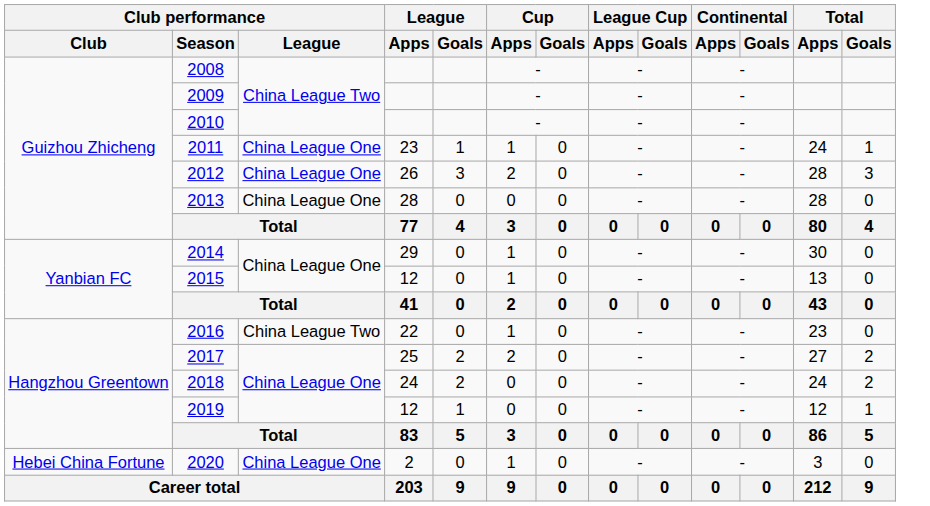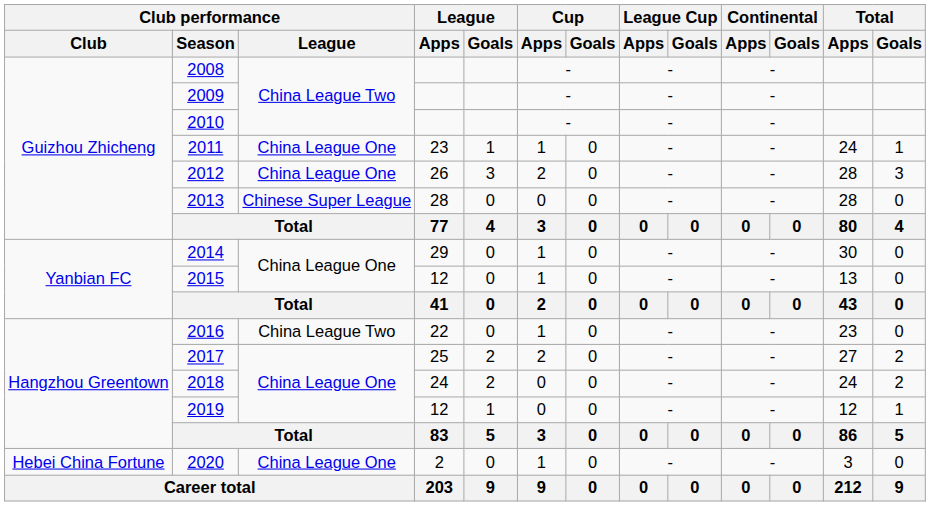(312, 200) China League One -> (327, 200) Chinese Super League
